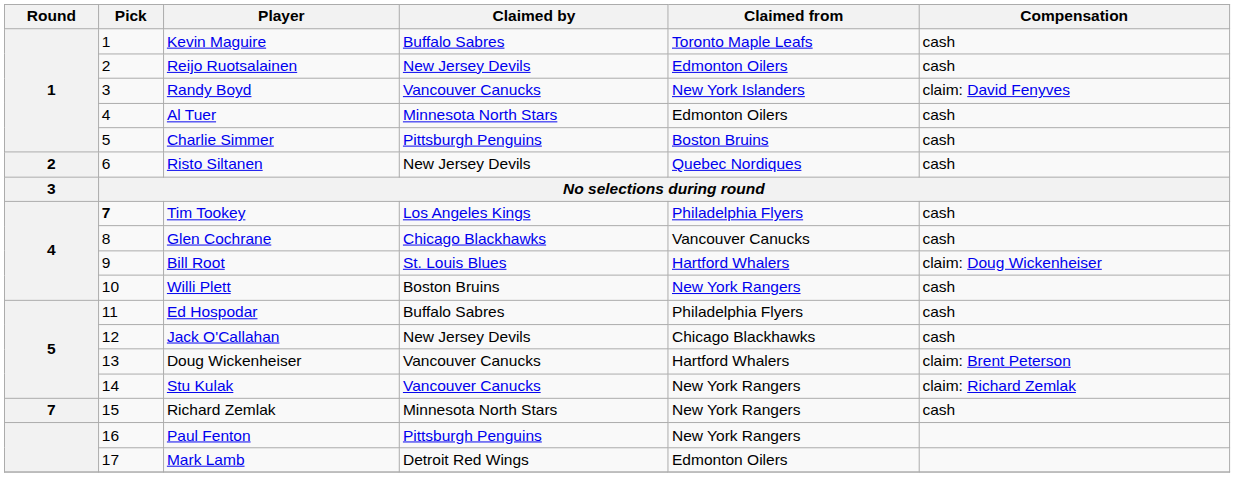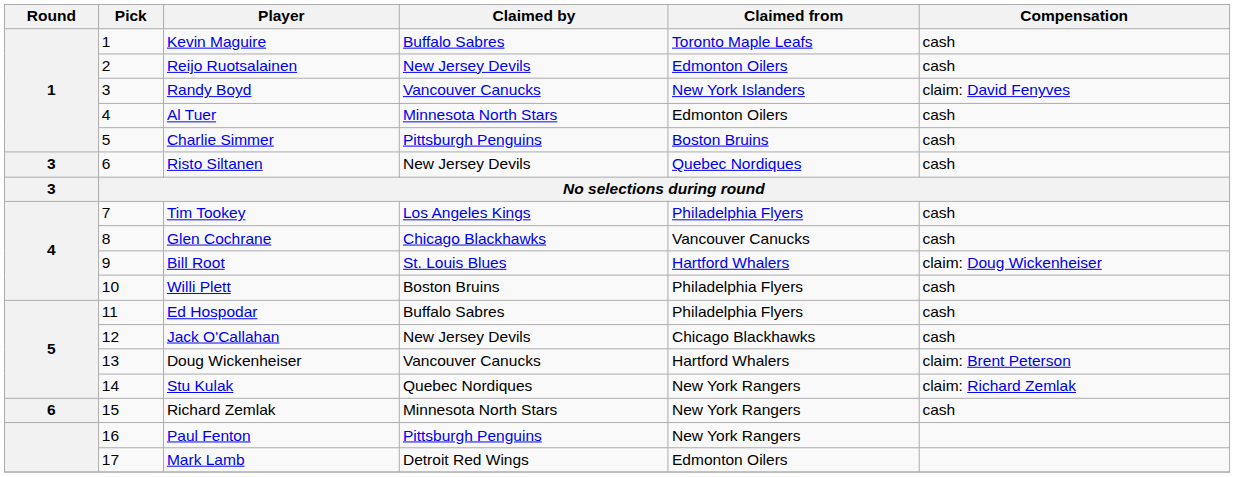(51, 164) 2 -> (51, 164) 3
(106, 213) bold -> (106, 213) normal
(736, 287) New York Rangers -> (738, 287) Philadelphia Flyers
(472, 386) Vancouver Canucks -> (468, 386) Quebec Nordiques
(51, 410) 7 -> (51, 410) 6
